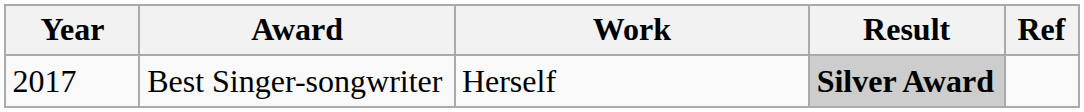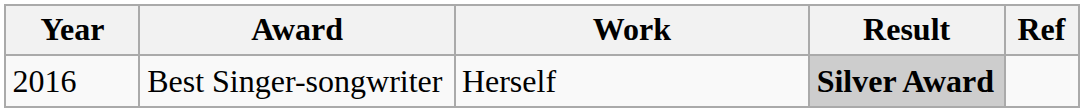(44, 80) 2017 -> (44, 80) 2016
